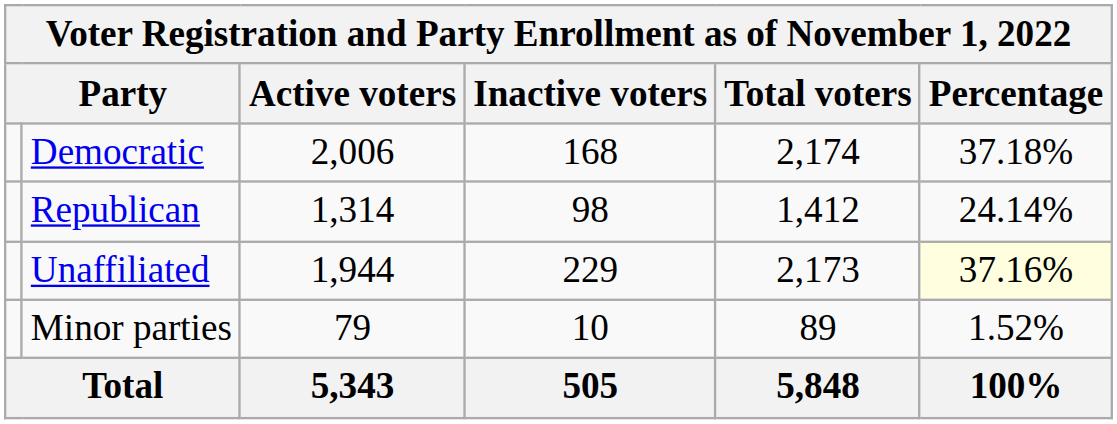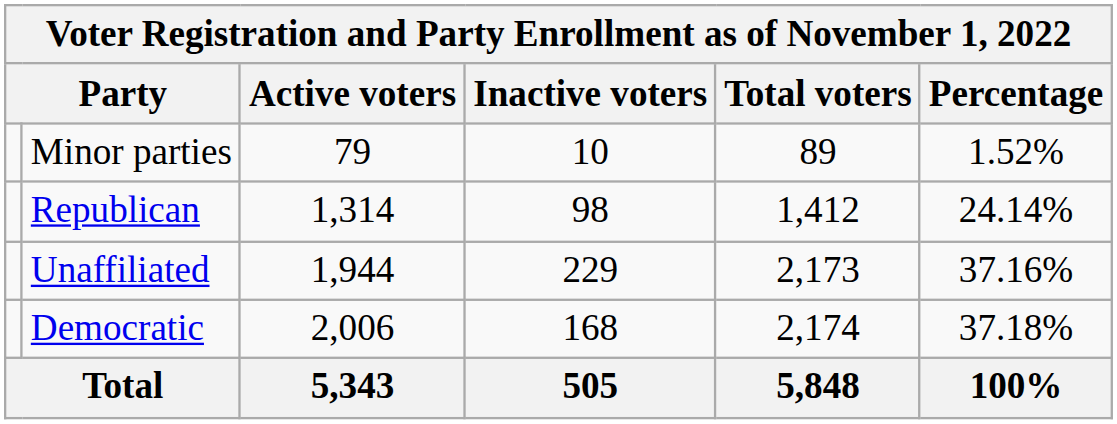rows swapped: (117, 151) <-> (131, 328)
(1016, 269) lightyellow background -> (1016, 269) no background
